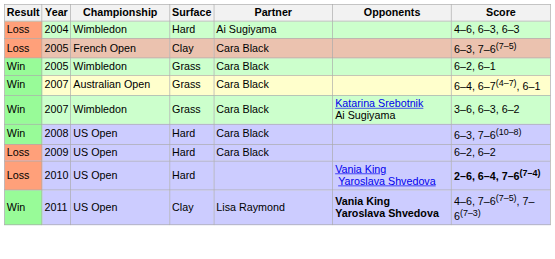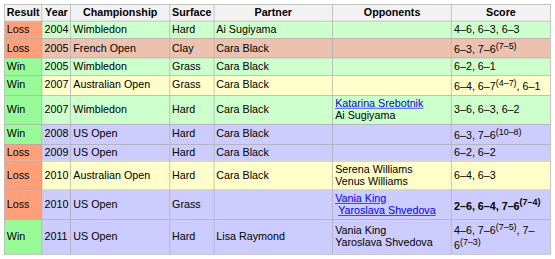(186, 109) Grass -> (184, 109) Hard
+ row: (56, 175)
(184, 175) Hard -> (186, 204) Grass
(183, 207) Clay -> (184, 236) Hard
(387, 207) bold -> (384, 236) normal
